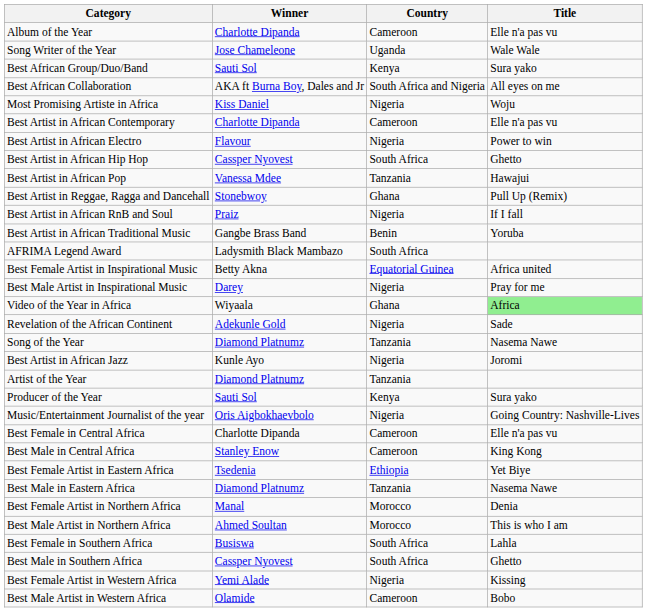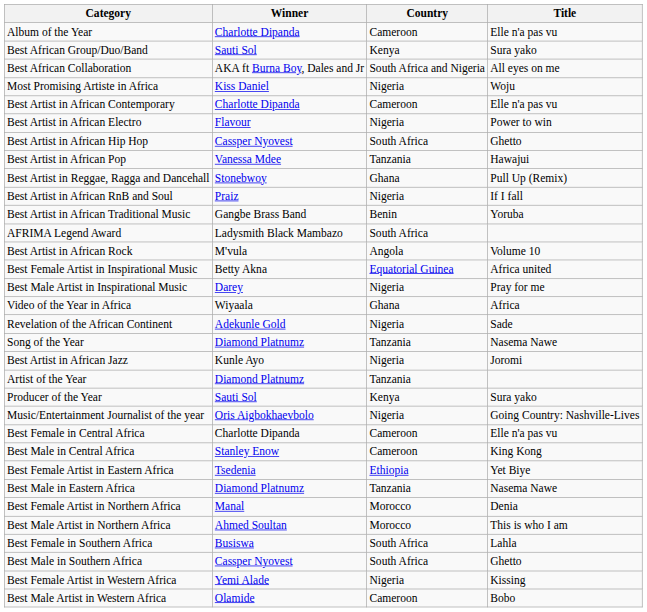- row: (62, 50)
+ row: (70, 251)
(505, 305) lightgreen background -> (505, 305) no background
